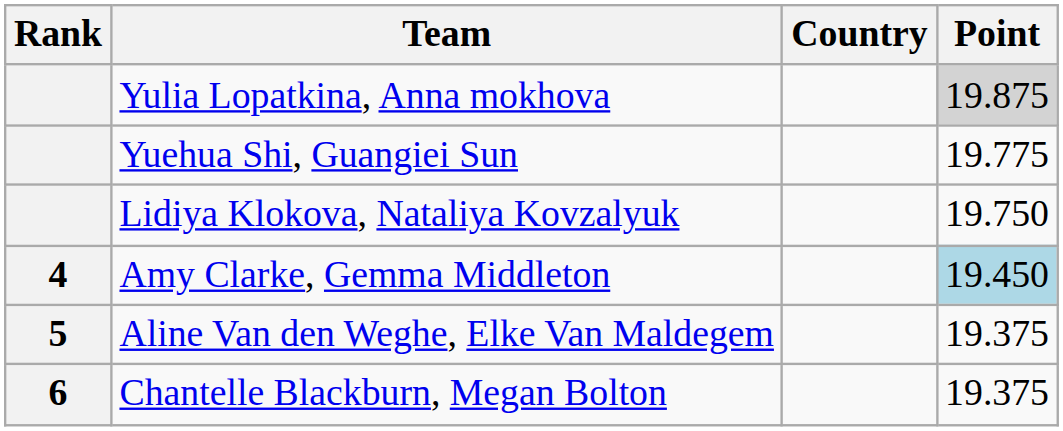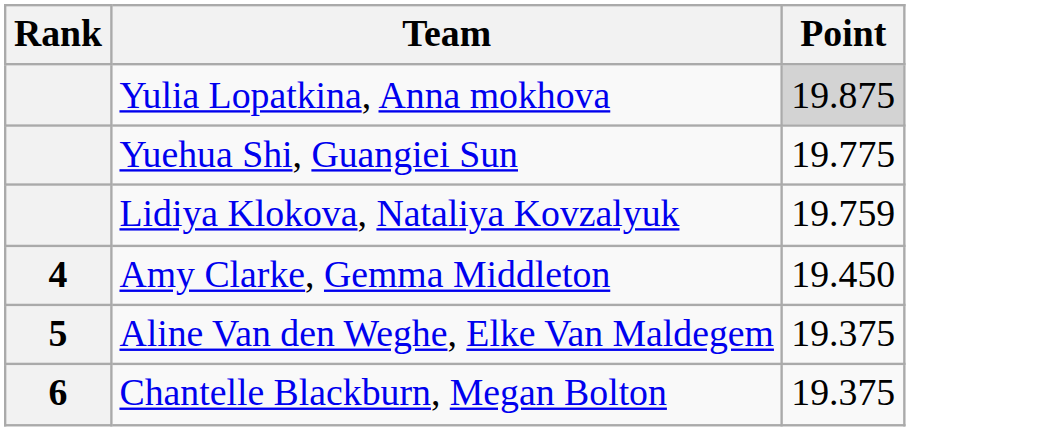- column: (860, 34)
(997, 214) 19.750 -> (843, 214) 19.759
(997, 273) lightblue background -> (843, 273) no background
